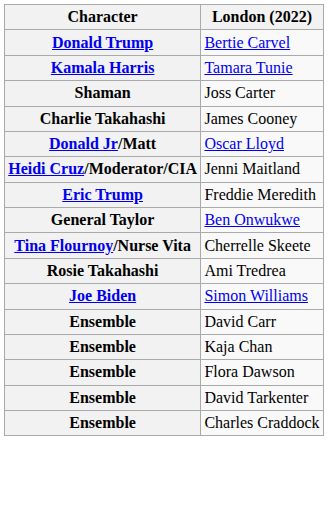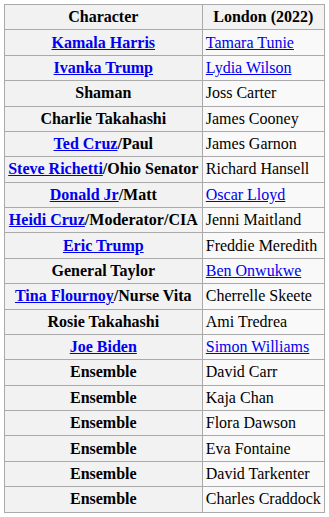- row: (247, 42)
+ row: (249, 67)
+ row: (251, 144)
+ row: (258, 169)
+ row: (248, 448)
